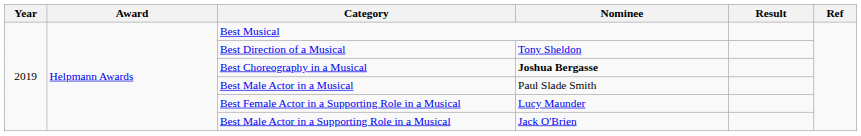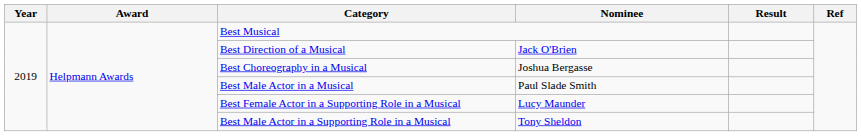(550, 49) Tony Sheldon -> (547, 49) Jack O'Brien
(558, 67) bold -> (555, 67) normal
(547, 121) Jack O'Brien -> (550, 121) Tony Sheldon
